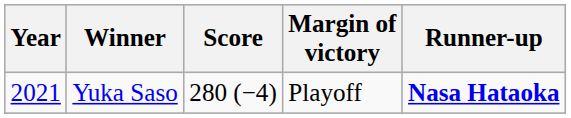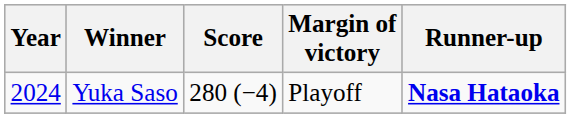(36, 92) 2021 -> (36, 92) 2024
